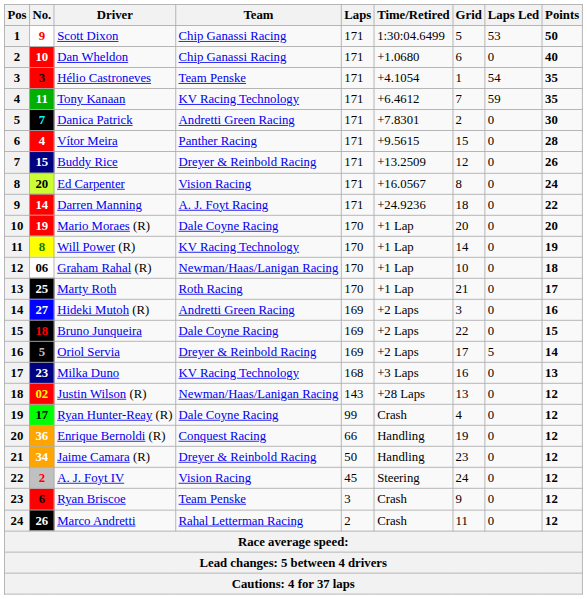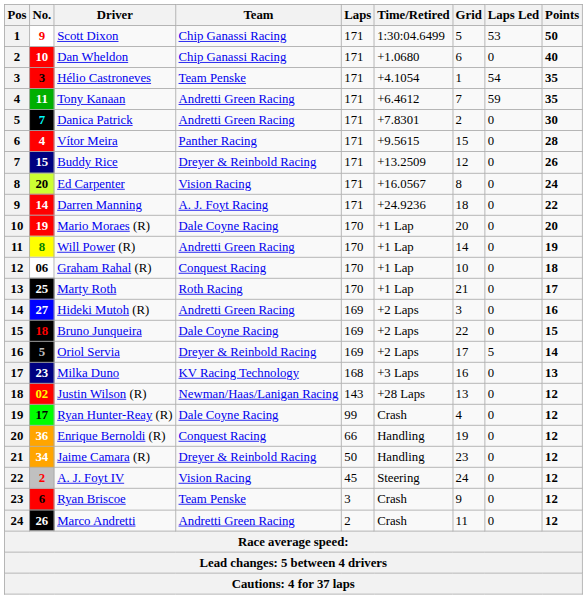(239, 99) KV Racing Technology -> (237, 99) Andretti Green Racing
(239, 246) KV Racing Technology -> (237, 246) Andretti Green Racing
(258, 267) Newman/Haas/Lanigan Racing -> (222, 267) Conquest Racing
(241, 520) Rahal Letterman Racing -> (237, 520) Andretti Green Racing
